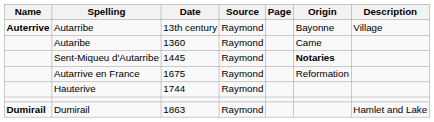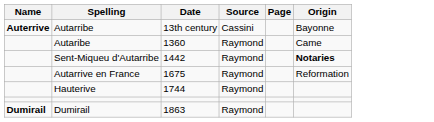- column: (390, 12)
(242, 27) Raymond -> (238, 27) Cassini
(174, 58) 1445 -> (174, 58) 1442
